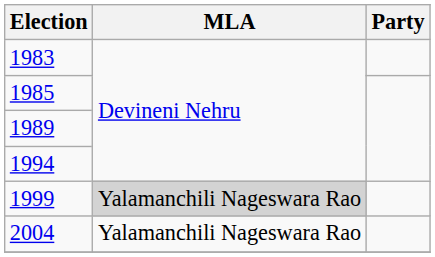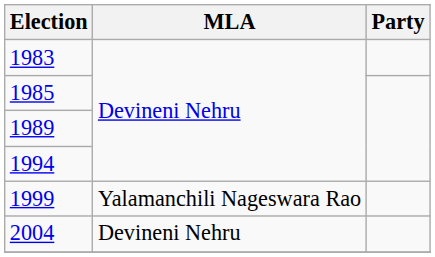(230, 198) lightgrey background -> (230, 198) no background
(230, 233) Yalamanchili Nageswara Rao -> (169, 233) Devineni Nehru
